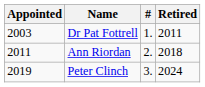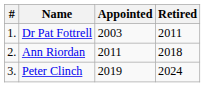columns swapped: (148, 14) <-> (35, 14)
